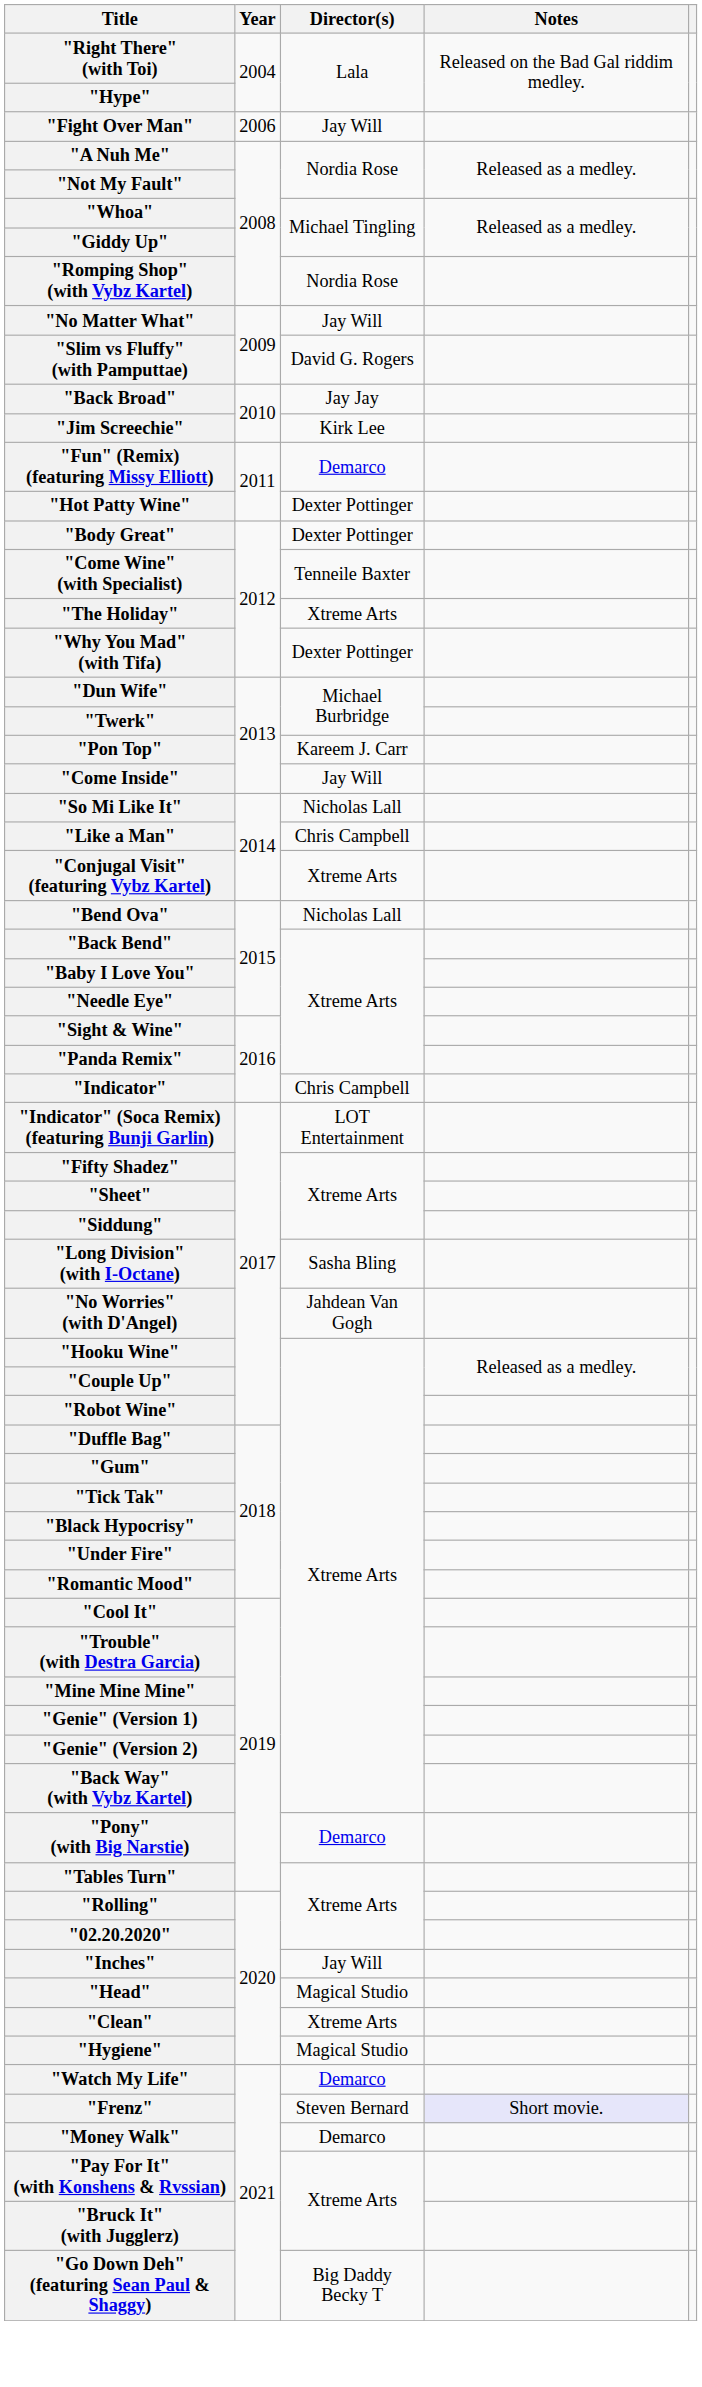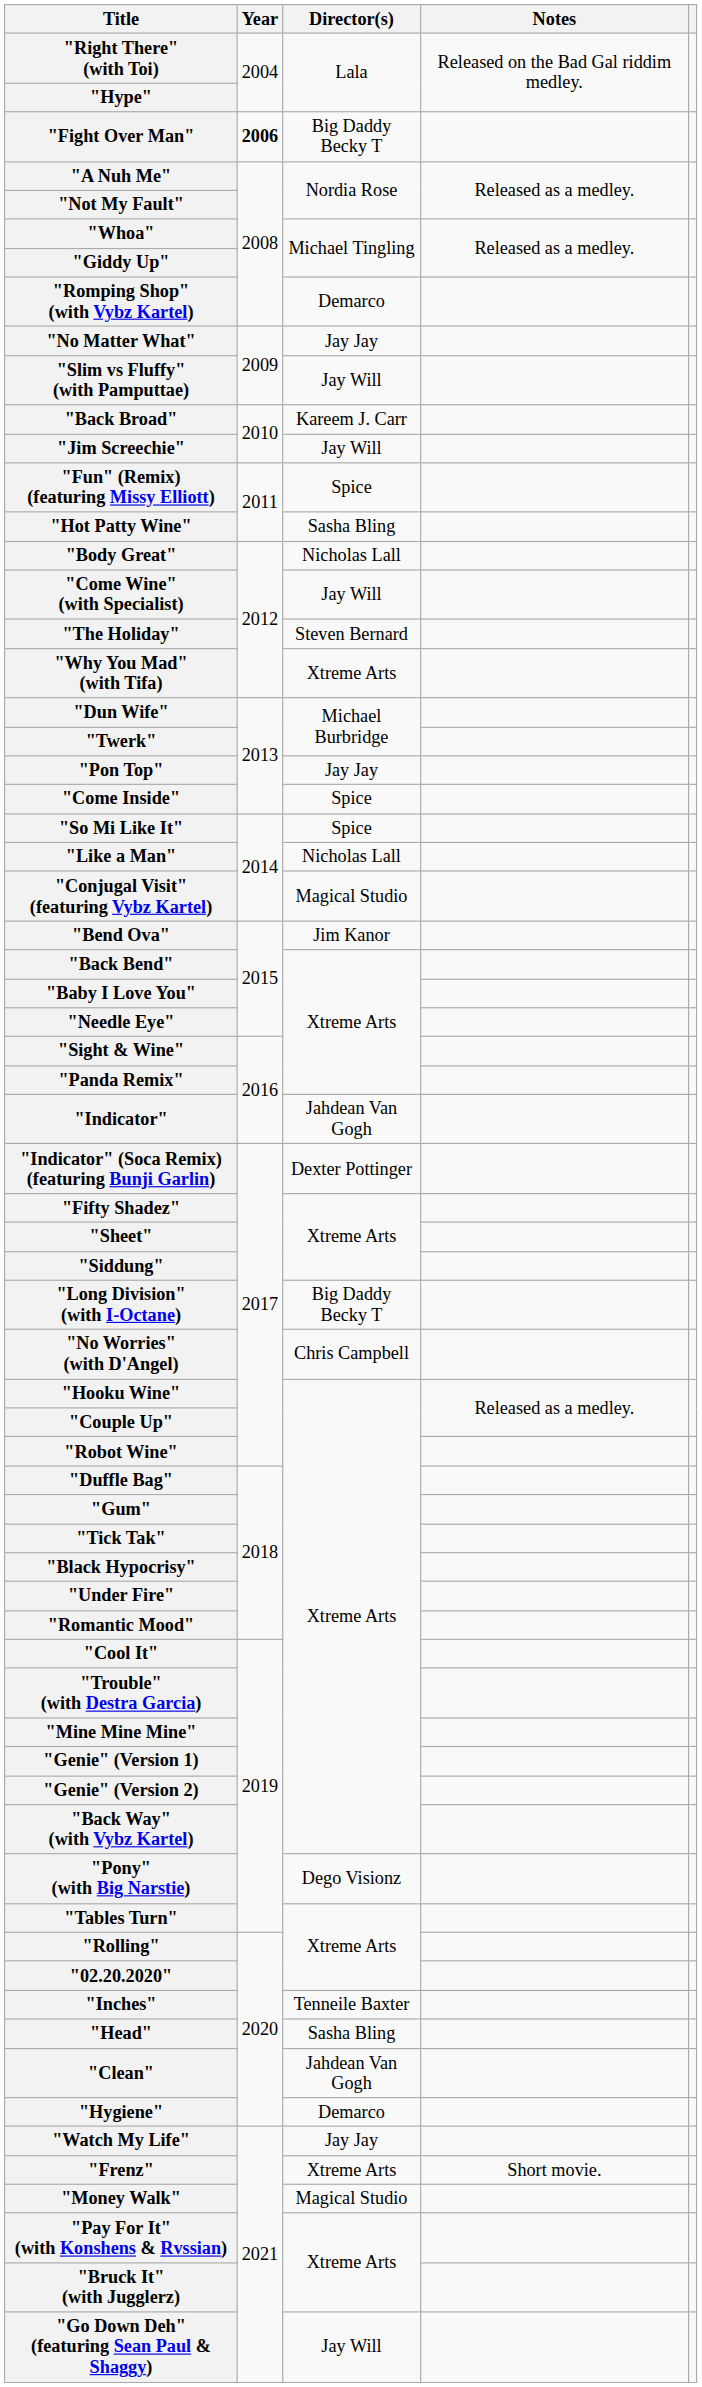(257, 126) normal -> (260, 136) bold
(352, 126) Jay Will -> (351, 136) Big Daddy Becky T
(352, 281) Nordia Rose -> (351, 301) Demarco
(352, 320) Jay Will -> (351, 340) Jay Jay
(352, 359) David G. Rogers -> (351, 380) Jay Will
(352, 398) Jay Jay -> (351, 419) Kareem J. Carr
(352, 427) Kirk Lee -> (351, 448) Jay Will
(352, 466) Demarco -> (351, 487) Spice
(352, 506) Dexter Pottinger -> (351, 526) Sasha Bling
(352, 534) Dexter Pottinger -> (351, 555) Nicholas Lall
(352, 574) Tenneile Baxter -> (351, 594) Jay Will
(352, 613) Xtreme Arts -> (351, 633) Steven Bernard
(352, 652) Dexter Pottinger -> (351, 673) Xtreme Arts
(352, 749) Kareem J. Carr -> (351, 770) Jay Jay
(352, 778) Jay Will -> (351, 799) Spice
(352, 807) Nicholas Lall -> (351, 827) Spice
(352, 836) Chris Campbell -> (351, 856) Nicholas Lall
(352, 875) Xtreme Arts -> (351, 896) Magical Studio
(352, 914) Nicholas Lall -> (351, 935) Jim Kanor
(352, 1088) Chris Campbell -> (351, 1119) Jahdean Van Gogh
(352, 1127) LOT Entertainment -> (351, 1168) Dexter Pottinger
(352, 1263) Sasha Bling -> (351, 1304) Big Daddy Becky T
(352, 1313) Jahdean Van Gogh -> (351, 1354) Chris Campbell
(352, 1837) Demarco -> (351, 1878) Dego Visionz
(352, 1963) Jay Will -> (351, 2004) Tenneile Baxter
(352, 1992) Magical Studio -> (351, 2033) Sasha Bling
(352, 2021) Xtreme Arts -> (351, 2072) Jahdean Van Gogh
(352, 2050) Magical Studio -> (351, 2111) Demarco
(352, 2079) Demarco -> (351, 2140) Jay Jay
(352, 2108) Steven Bernard -> (351, 2169) Xtreme Arts
(556, 2108) lavender background -> (554, 2169) no background
(352, 2137) Demarco -> (351, 2198) Magical Studio
(352, 2285) Big Daddy Becky T -> (351, 2346) Jay Will
